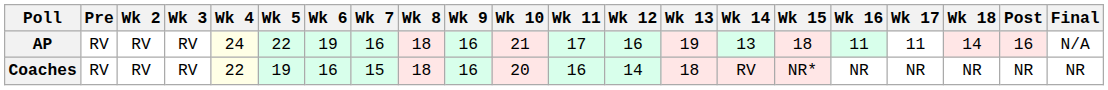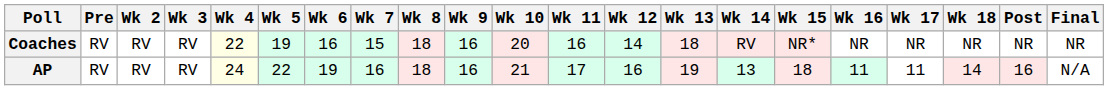rows swapped: (43, 44) <-> (43, 71)
